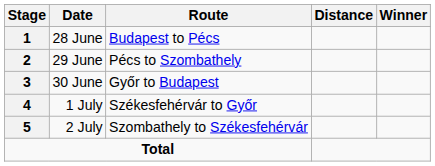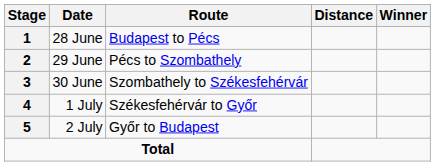(164, 82) Győr to Budapest -> (209, 82) Szombathely to Székesfehérvár
(209, 127) Szombathely to Székesfehérvár -> (164, 127) Győr to Budapest
